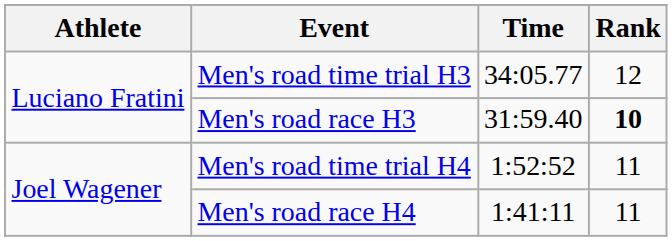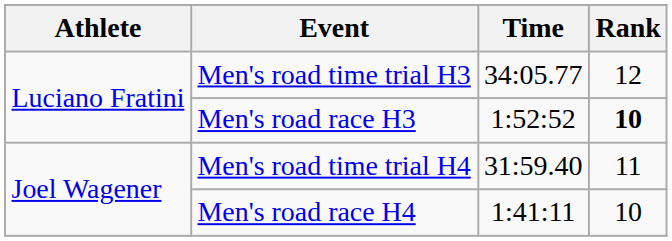(533, 120) 31:59.40 -> (533, 120) 1:52:52
(533, 166) 1:52:52 -> (533, 166) 31:59.40
(628, 212) 11 -> (628, 212) 10
